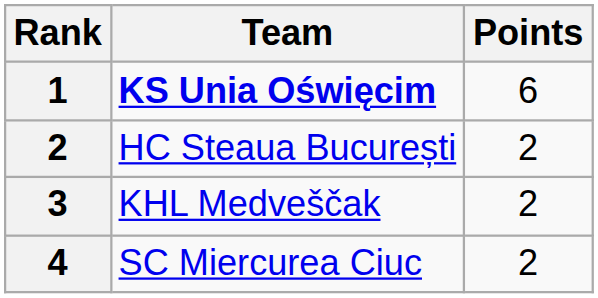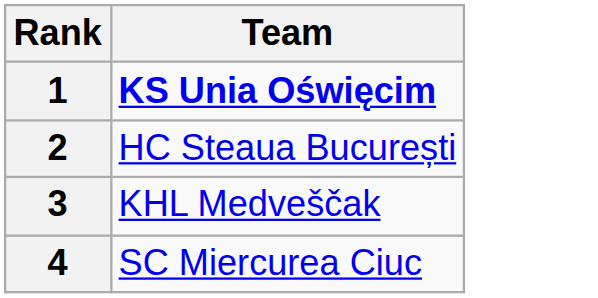- column: (528, 33)
